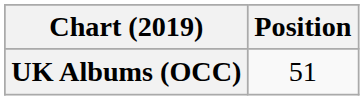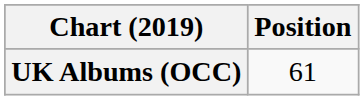(303, 71) 51 -> (303, 71) 61
